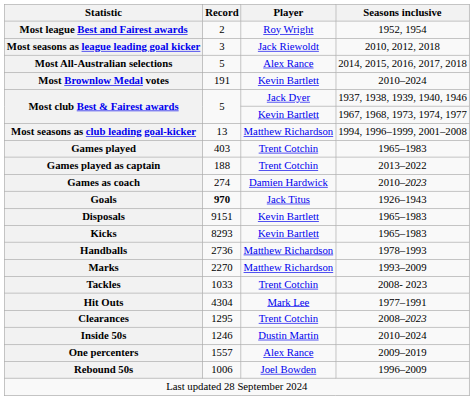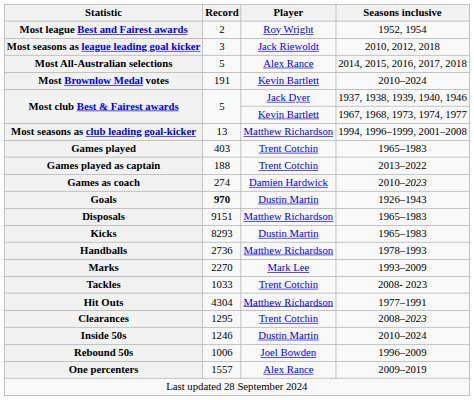(288, 200) Jack Titus -> (288, 200) Dustin Martin
(288, 217) Kevin Bartlett -> (288, 217) Matthew Richardson
(288, 234) Kevin Bartlett -> (288, 234) Dustin Martin
(288, 268) Matthew Richardson -> (288, 268) Mark Lee
(288, 302) Mark Lee -> (288, 302) Matthew Richardson
rows swapped: (104, 370) <-> (104, 353)
